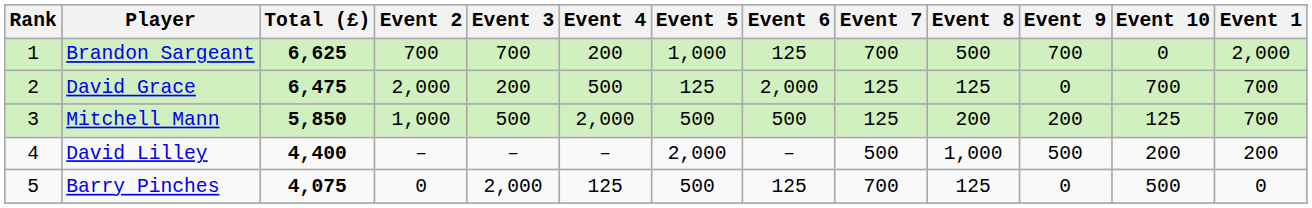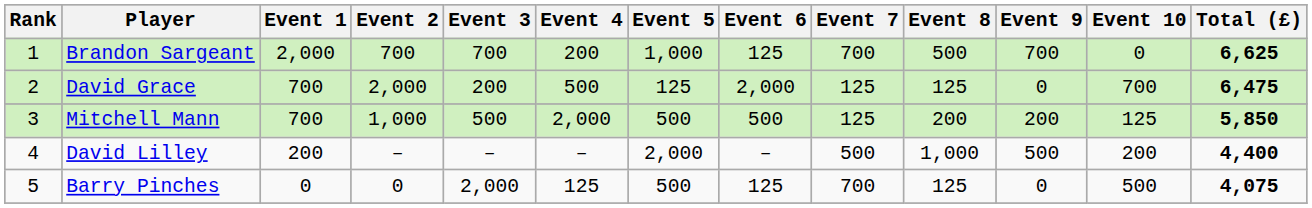columns swapped: (1261, 21) <-> (317, 21)
